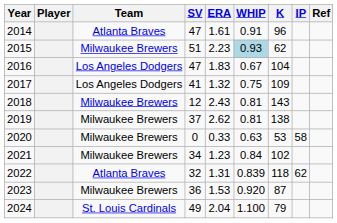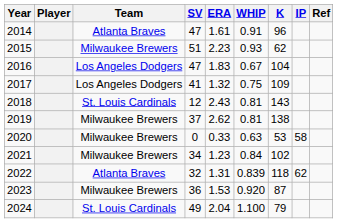(251, 48) lightblue background -> (251, 48) no background
(129, 102) Milwaukee Brewers -> (129, 102) St. Louis Cardinals
